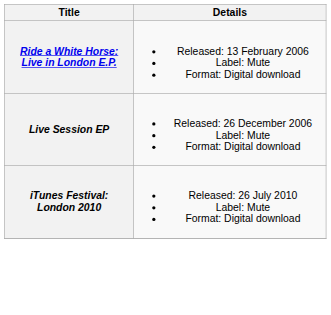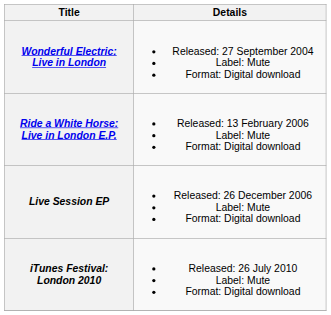+ row: (69, 57)
